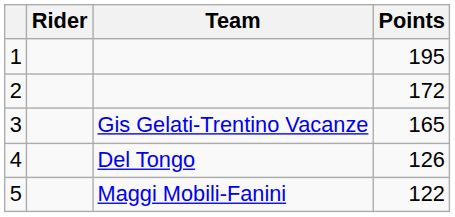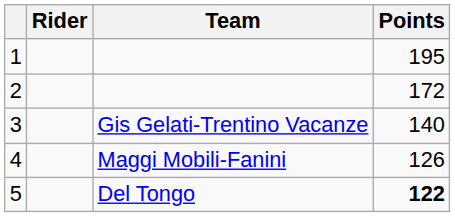(427, 125) 165 -> (427, 125) 140
(146, 159) Del Tongo -> (192, 159) Maggi Mobili-Fanini
(192, 194) Maggi Mobili-Fanini -> (146, 194) Del Tongo
(427, 194) normal -> (427, 194) bold
